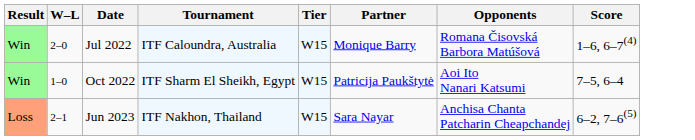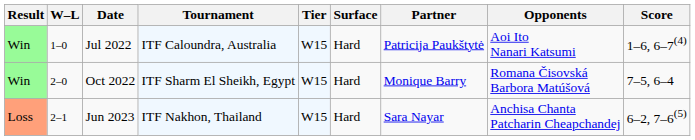+ column: (355, 15)
(59, 44) 2–0 -> (59, 44) 1–0
(375, 44) Monique Barry -> (434, 44) Patricija Paukštytė
(490, 44) Romana Čisovská Barbora Matúšová -> (533, 44) Aoi Ito Nanari Katsumi
(59, 81) 1–0 -> (59, 81) 2–0
(384, 80) Patricija Paukštytė -> (425, 80) Monique Barry
(483, 80) Aoi Ito Nanari Katsumi -> (540, 80) Romana Čisovská Barbora Matúšová
